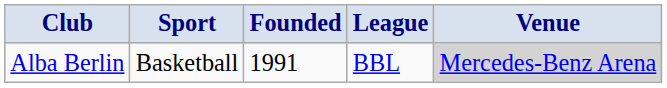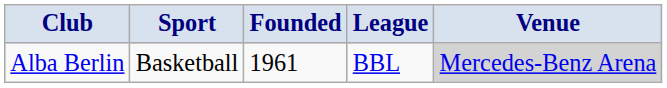(274, 62) 1991 -> (274, 62) 1961
